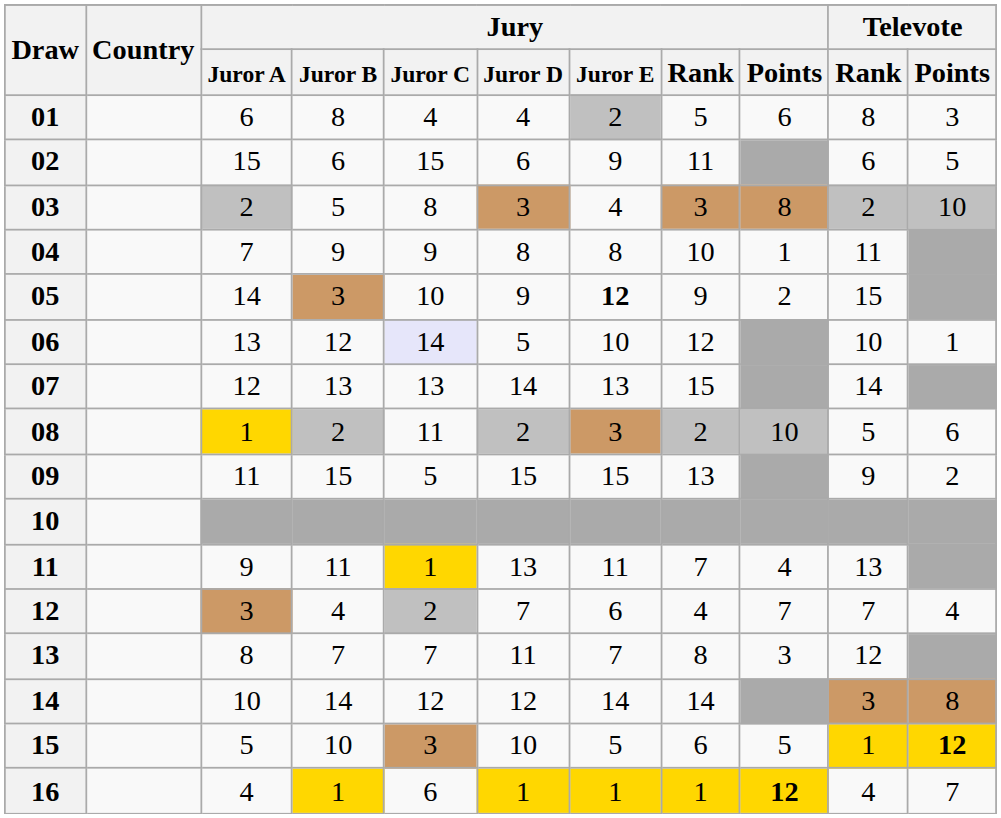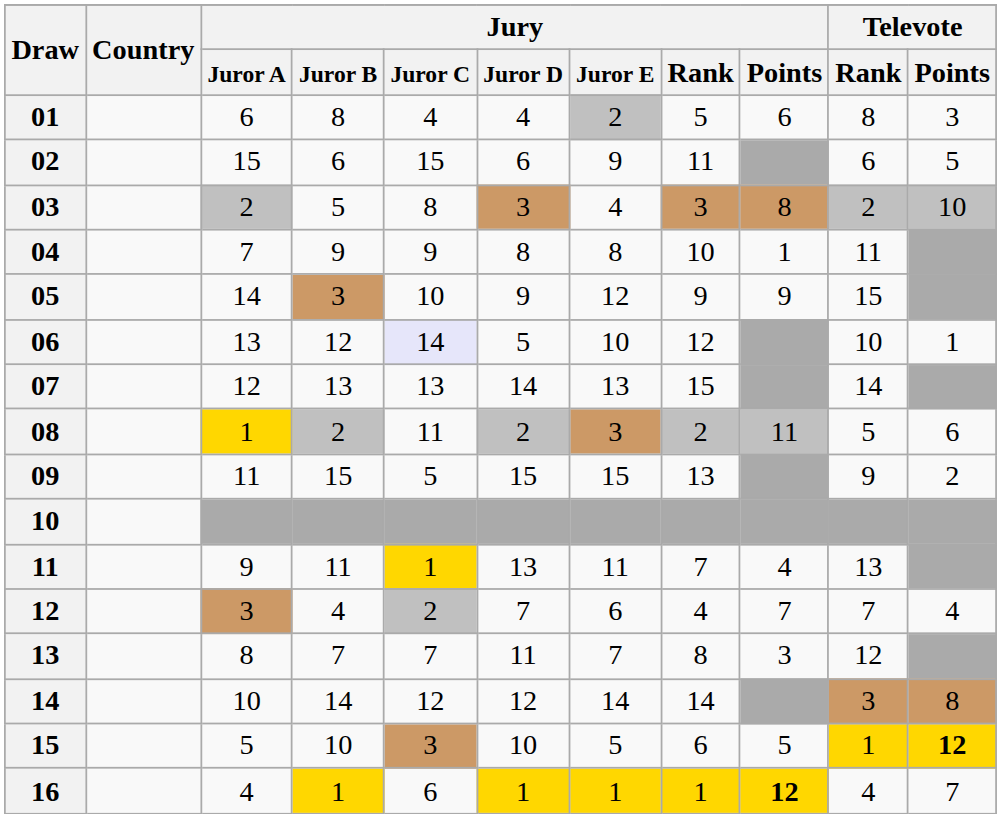(615, 296) bold -> (615, 296) normal
(784, 296) 2 -> (784, 296) 9
(784, 431) 10 -> (784, 431) 11
